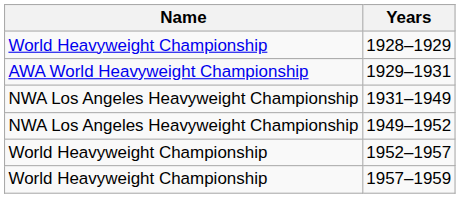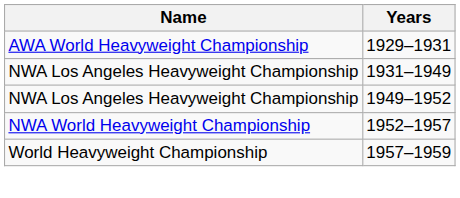- row: (409, 44)
(138, 152) World Heavyweight Championship -> (159, 125) NWA World Heavyweight Championship
